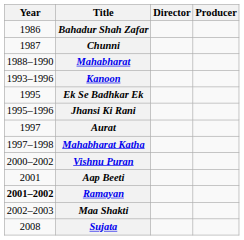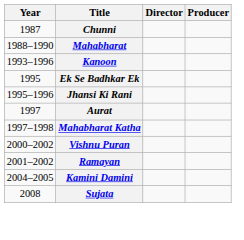- row: (103, 29)
- row: (103, 177)
(30, 194) bold -> (30, 161) normal
- row: (103, 210)
+ row: (99, 177)
